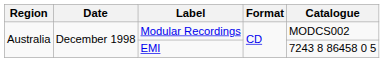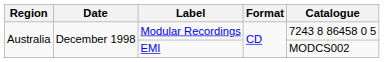(319, 31) MODCS002 -> (333, 31) 7243 8 86458 0 5
(333, 48) 7243 8 86458 0 5 -> (319, 48) MODCS002
